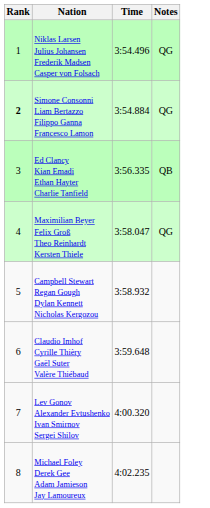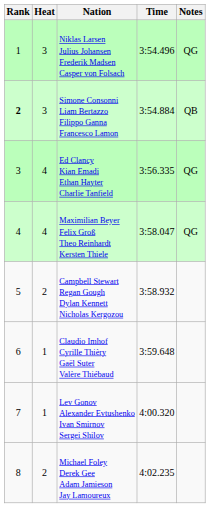+ column: (45, 12)
(166, 110) QG -> (191, 110) QB
(166, 171) QB -> (191, 171) QG
